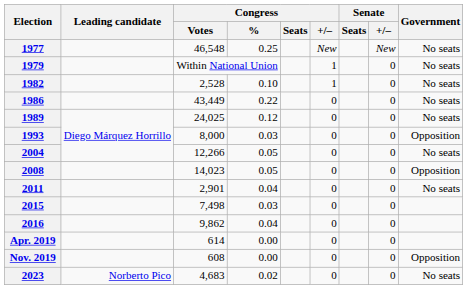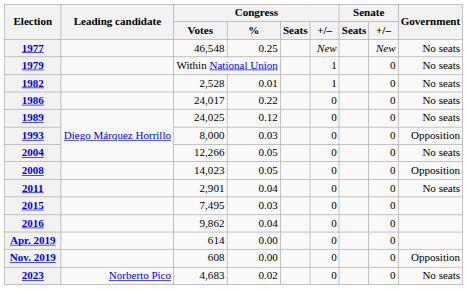(268, 83) 0.10 -> (268, 83) 0.01
(209, 100) 43,449 -> (209, 100) 24,017
(212, 205) 7,498 -> (212, 205) 7,495
